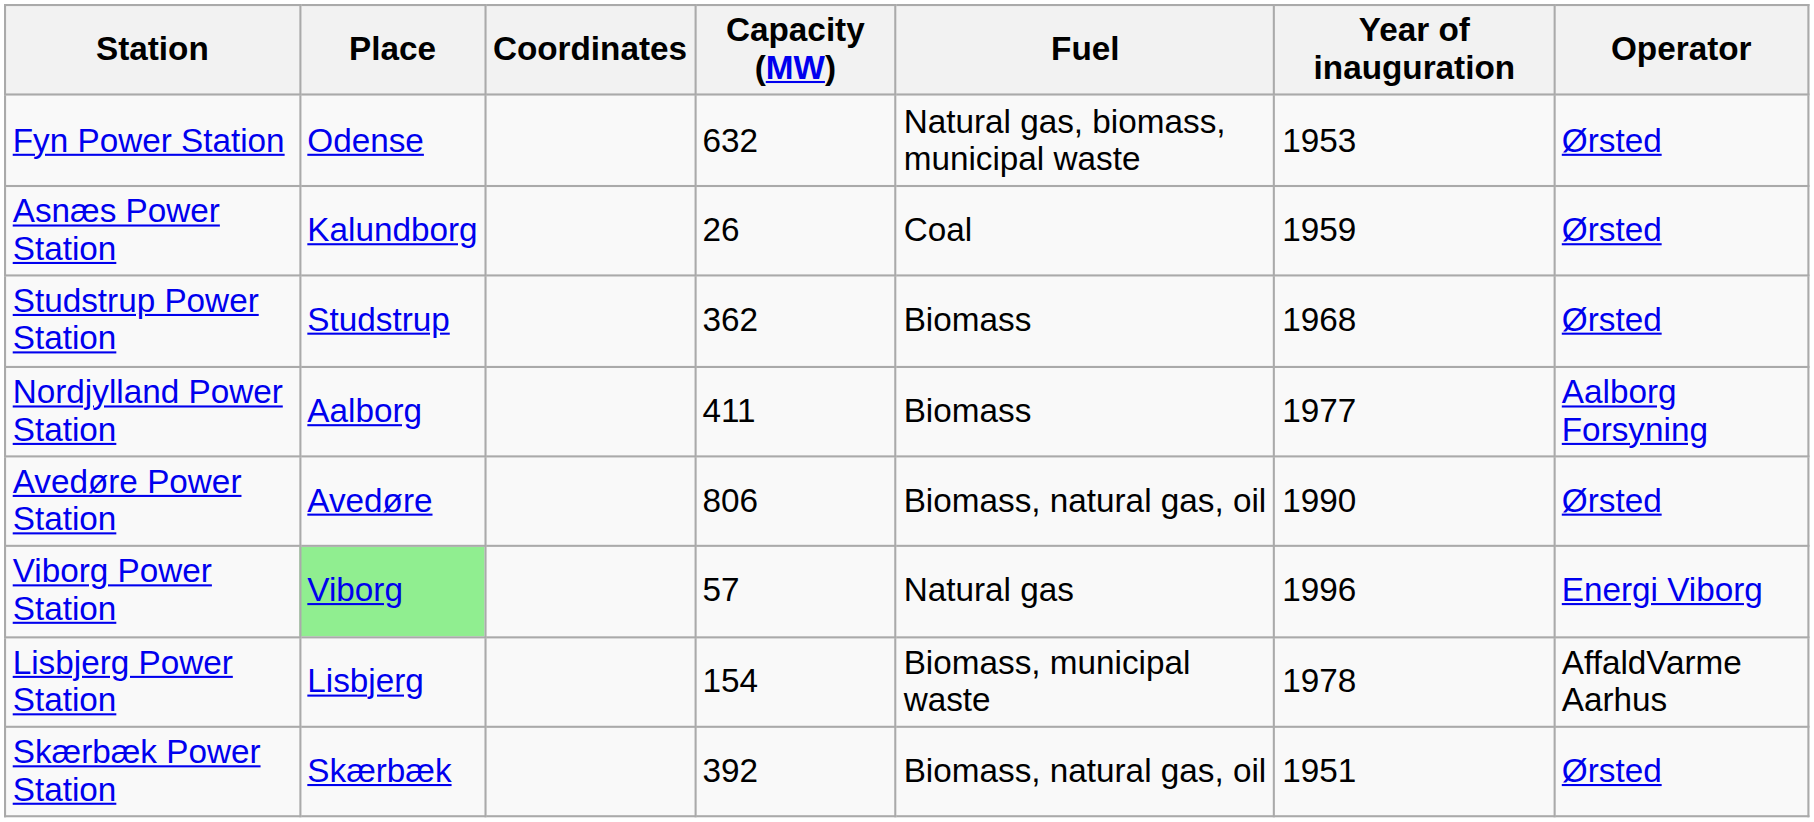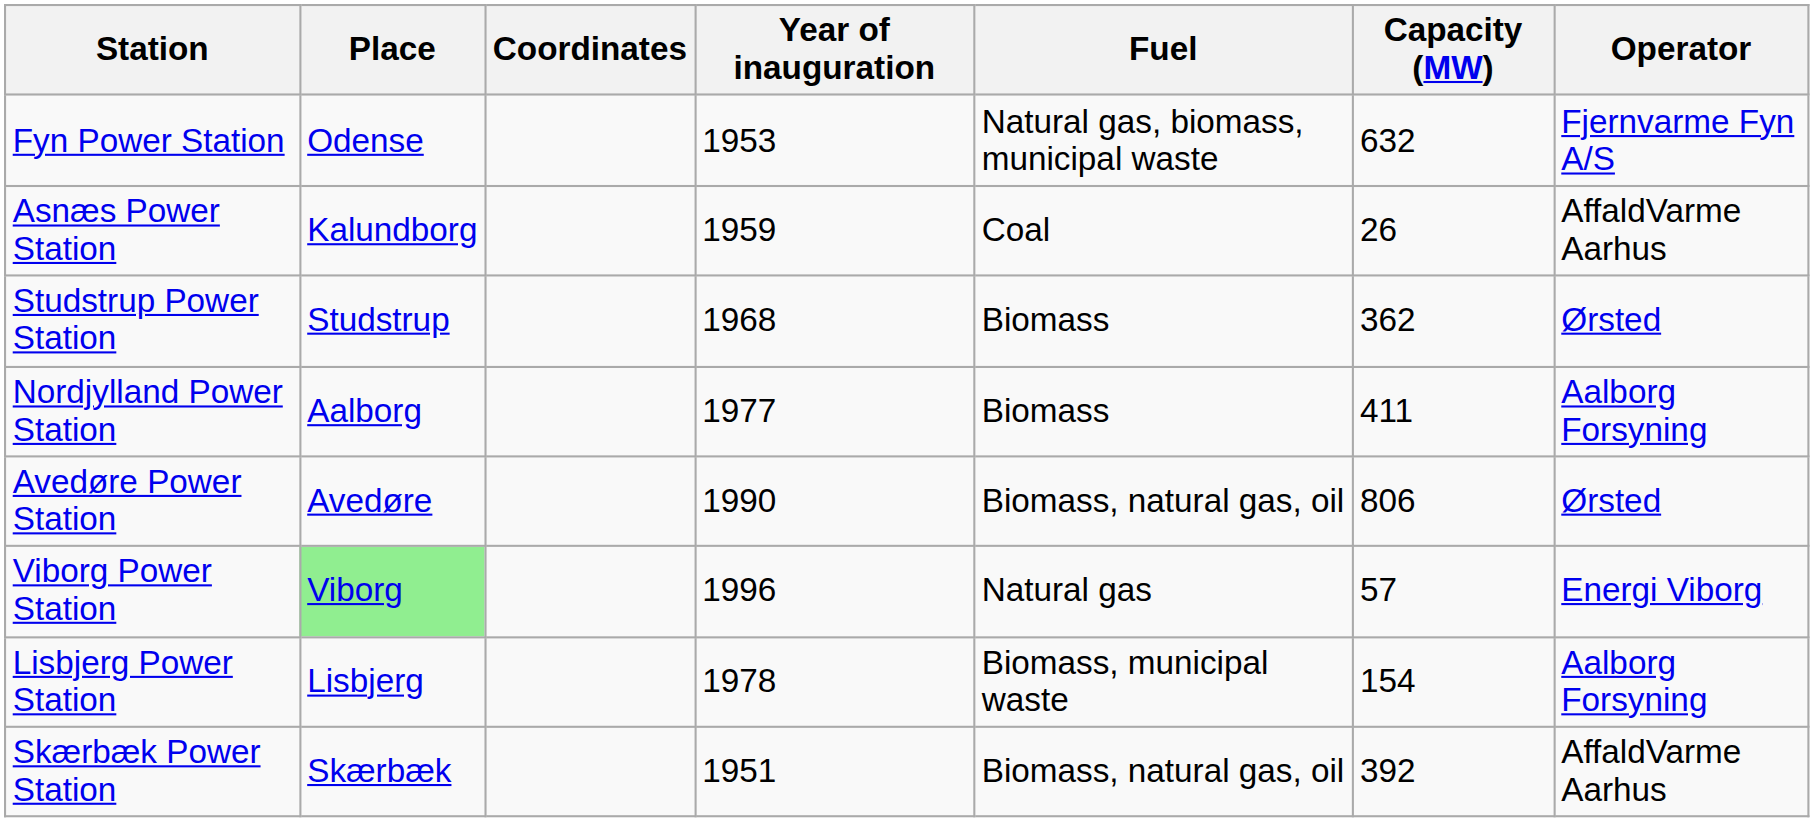columns swapped: (795, 49) <-> (1414, 49)
(1612, 139) Ørsted -> (1678, 139) Fjernvarme Fyn A/S
(1612, 230) Ørsted -> (1651, 230) AffaldVarme Aarhus
(1652, 681) AffaldVarme Aarhus -> (1634, 681) Aalborg Forsyning
(1612, 771) Ørsted -> (1651, 771) AffaldVarme Aarhus
